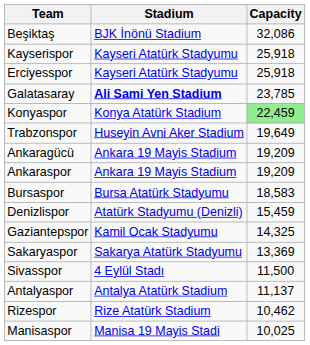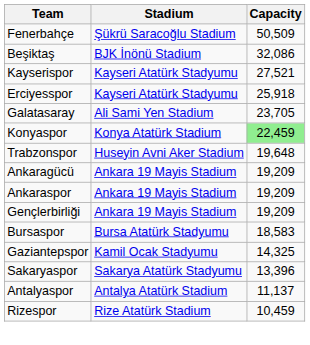+ row: (41, 34)
(276, 53) 25,918 -> (276, 73) 27,521
(158, 93) bold -> (154, 113) normal
(276, 93) 23,785 -> (276, 113) 23,705
(276, 133) 19,649 -> (276, 152) 19,648
+ row: (44, 212)
- row: (38, 212)
(276, 251) 13,369 -> (276, 271) 13,396
- row: (35, 271)
(276, 311) 10,462 -> (276, 311) 10,459
- row: (40, 331)
